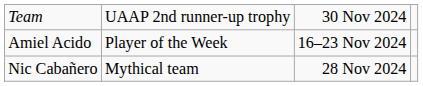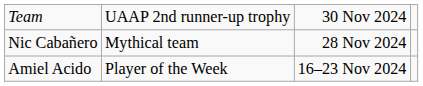rows swapped: (53, 68) <-> (50, 42)
